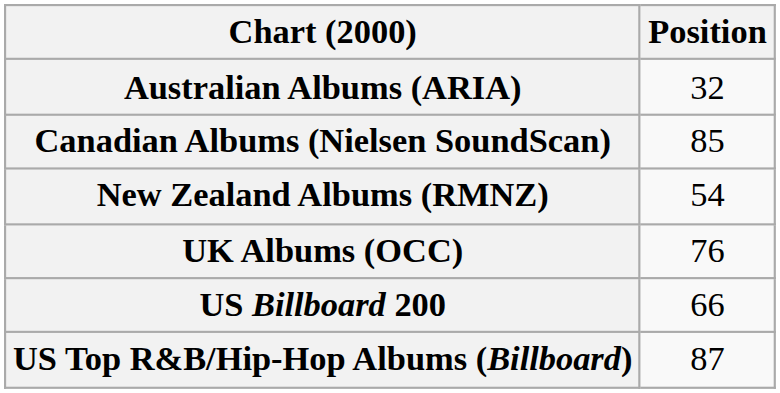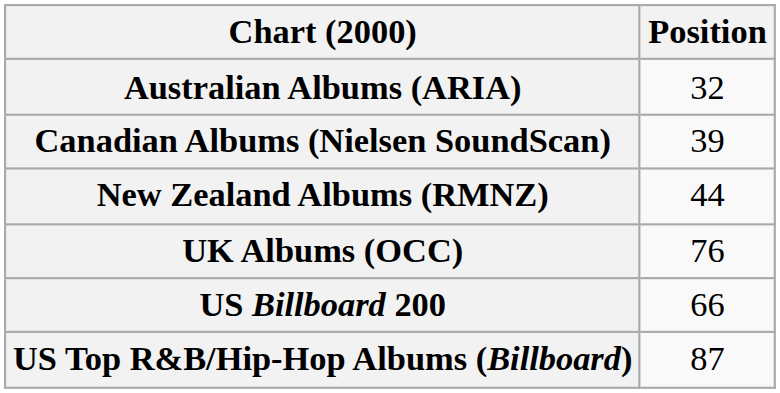(708, 140) 85 -> (708, 140) 39
(708, 195) 54 -> (708, 195) 44
